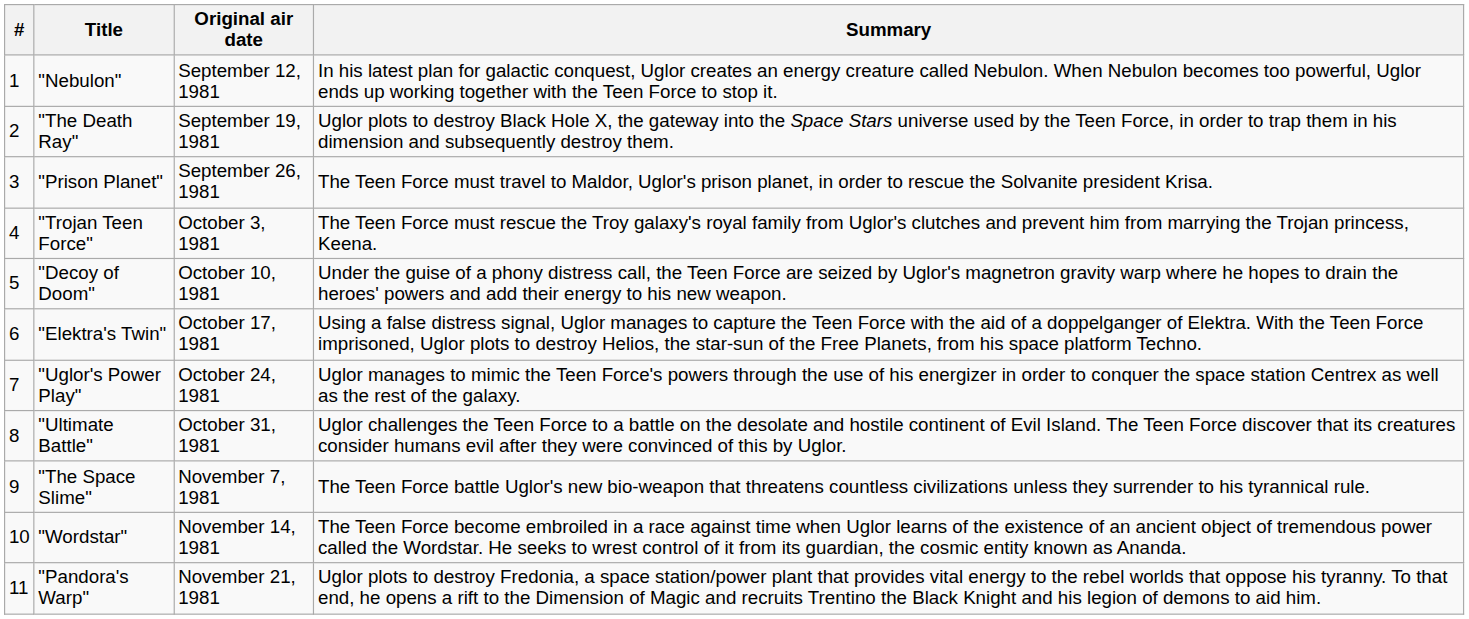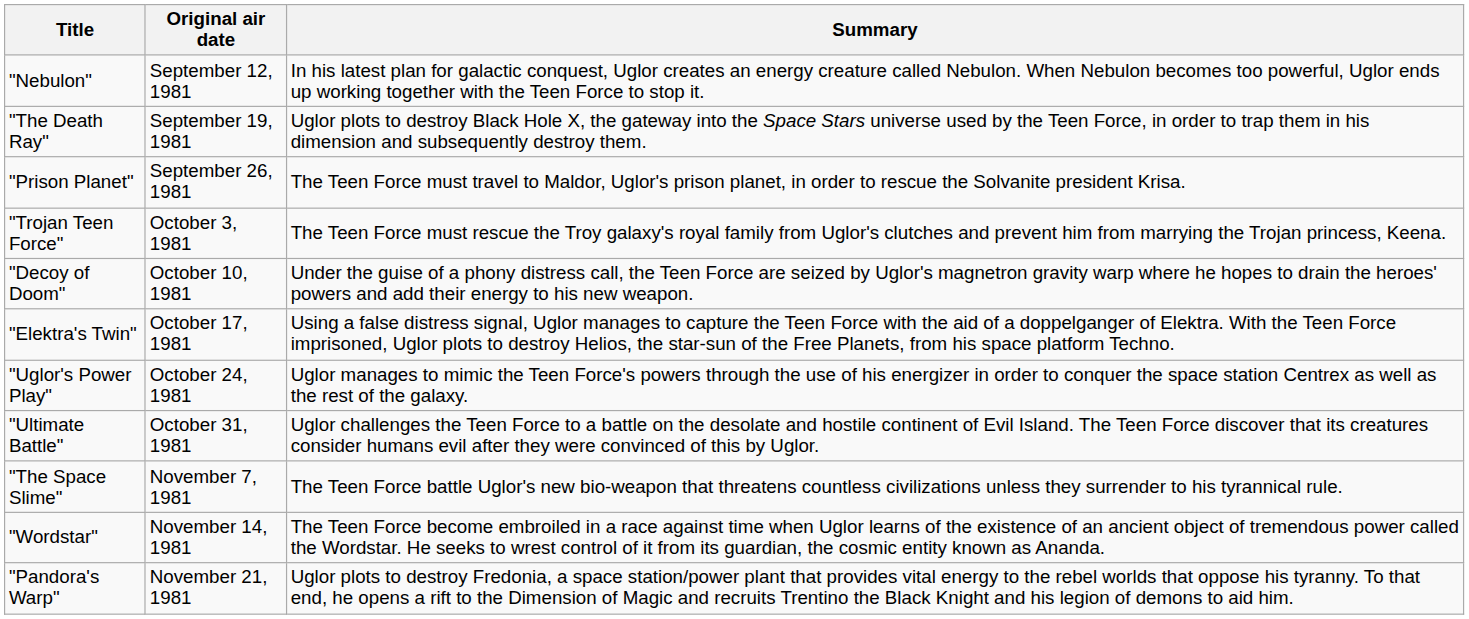- column: (19, 29)
